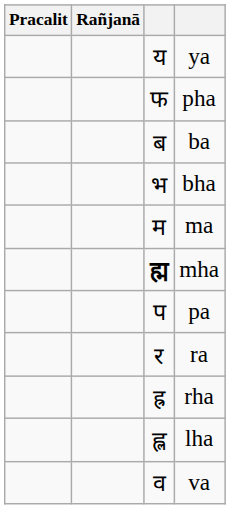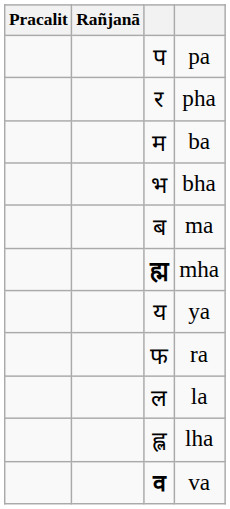rows swapped: (199, 311) <-> (199, 56)
(159, 100) फ -> (159, 100) र
(159, 142) ब -> (159, 142) म
(159, 227) म -> (159, 227) ब
(159, 355) र -> (159, 355) फ
- row: (199, 396)
+ row: (199, 396)
(159, 483) normal -> (159, 483) bold
